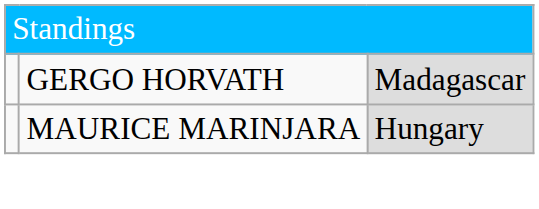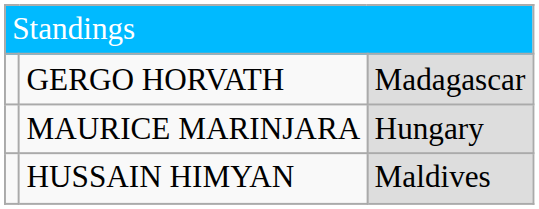+ row: (160, 177)
